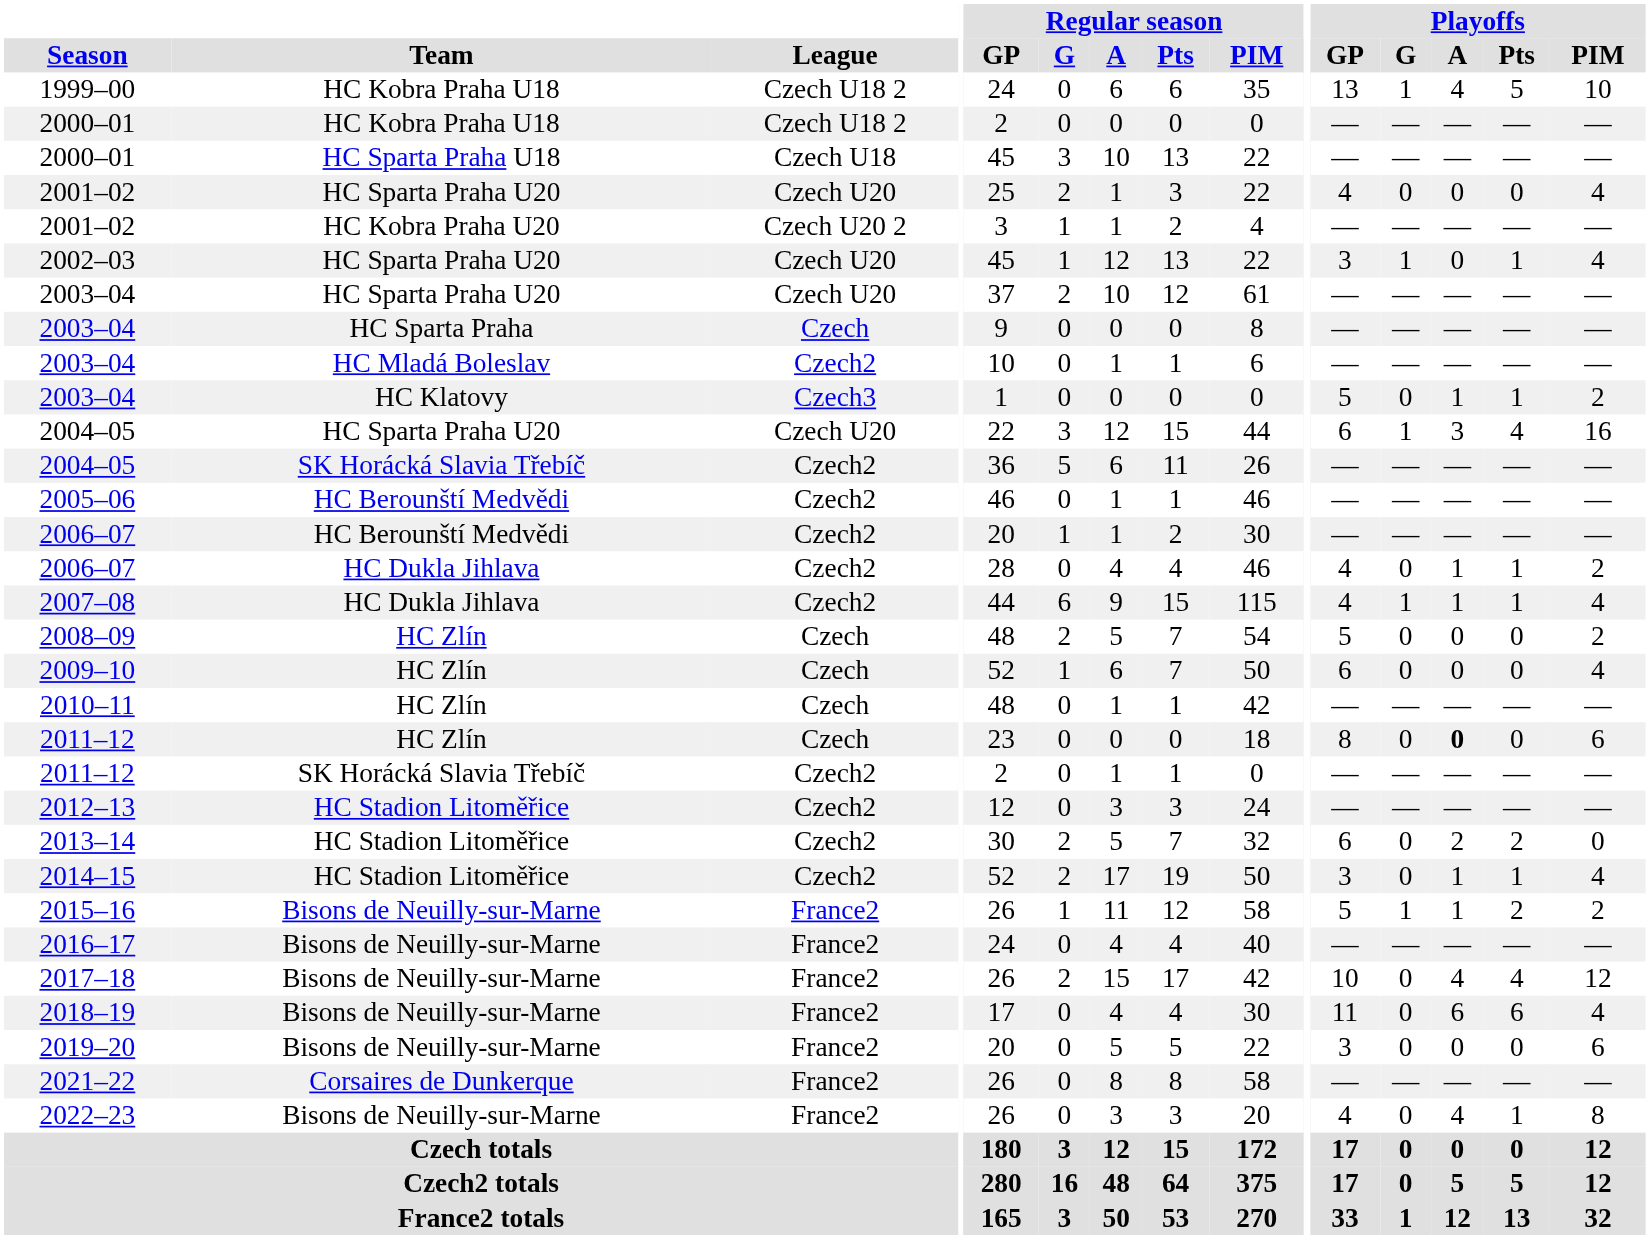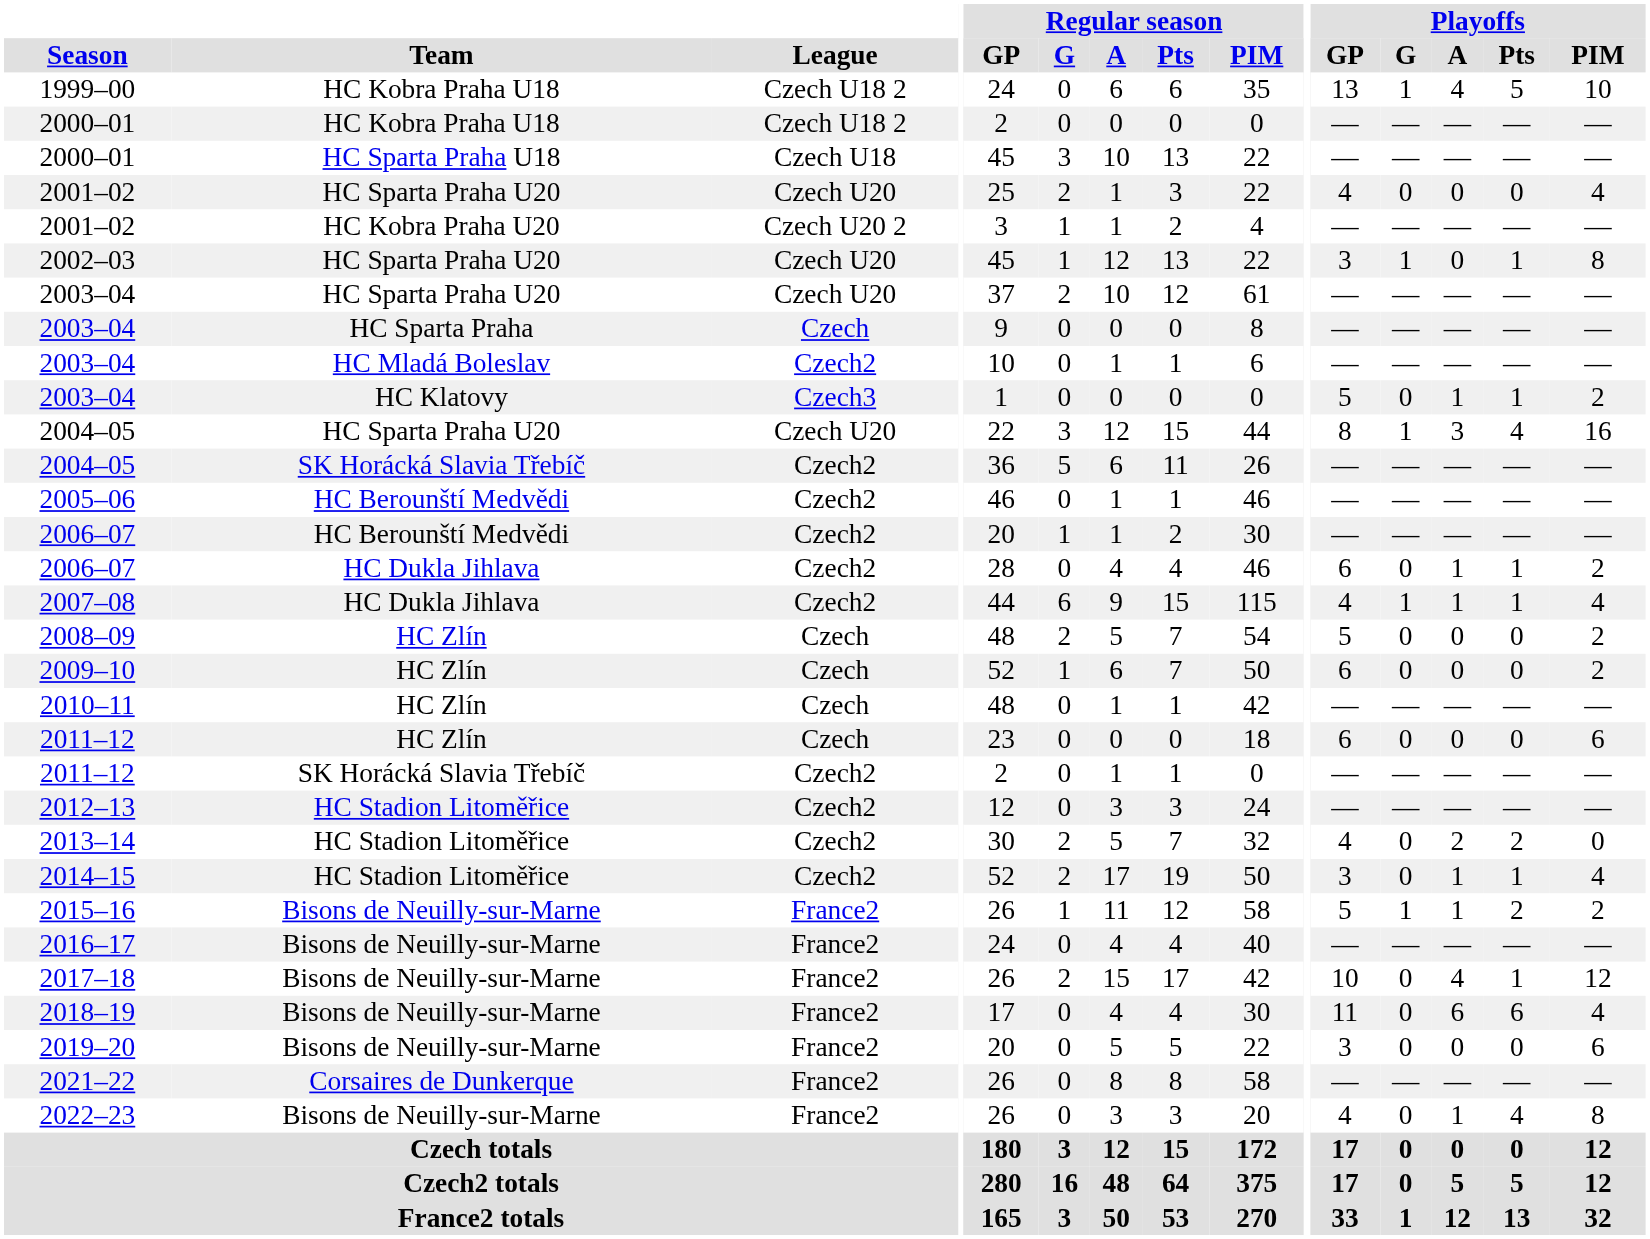(1598, 260) 4 -> (1598, 260) 8
(1345, 431) 6 -> (1345, 431) 8
(1345, 567) 4 -> (1345, 567) 6
(1598, 670) 4 -> (1598, 670) 2
(1345, 738) 8 -> (1345, 738) 6
(1457, 738) bold -> (1457, 738) normal
(1345, 841) 6 -> (1345, 841) 4
(1517, 978) 4 -> (1517, 978) 1
(1457, 1115) 4 -> (1457, 1115) 1
(1517, 1115) 1 -> (1517, 1115) 4
